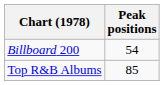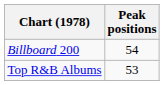(132, 70) 85 -> (132, 70) 53
